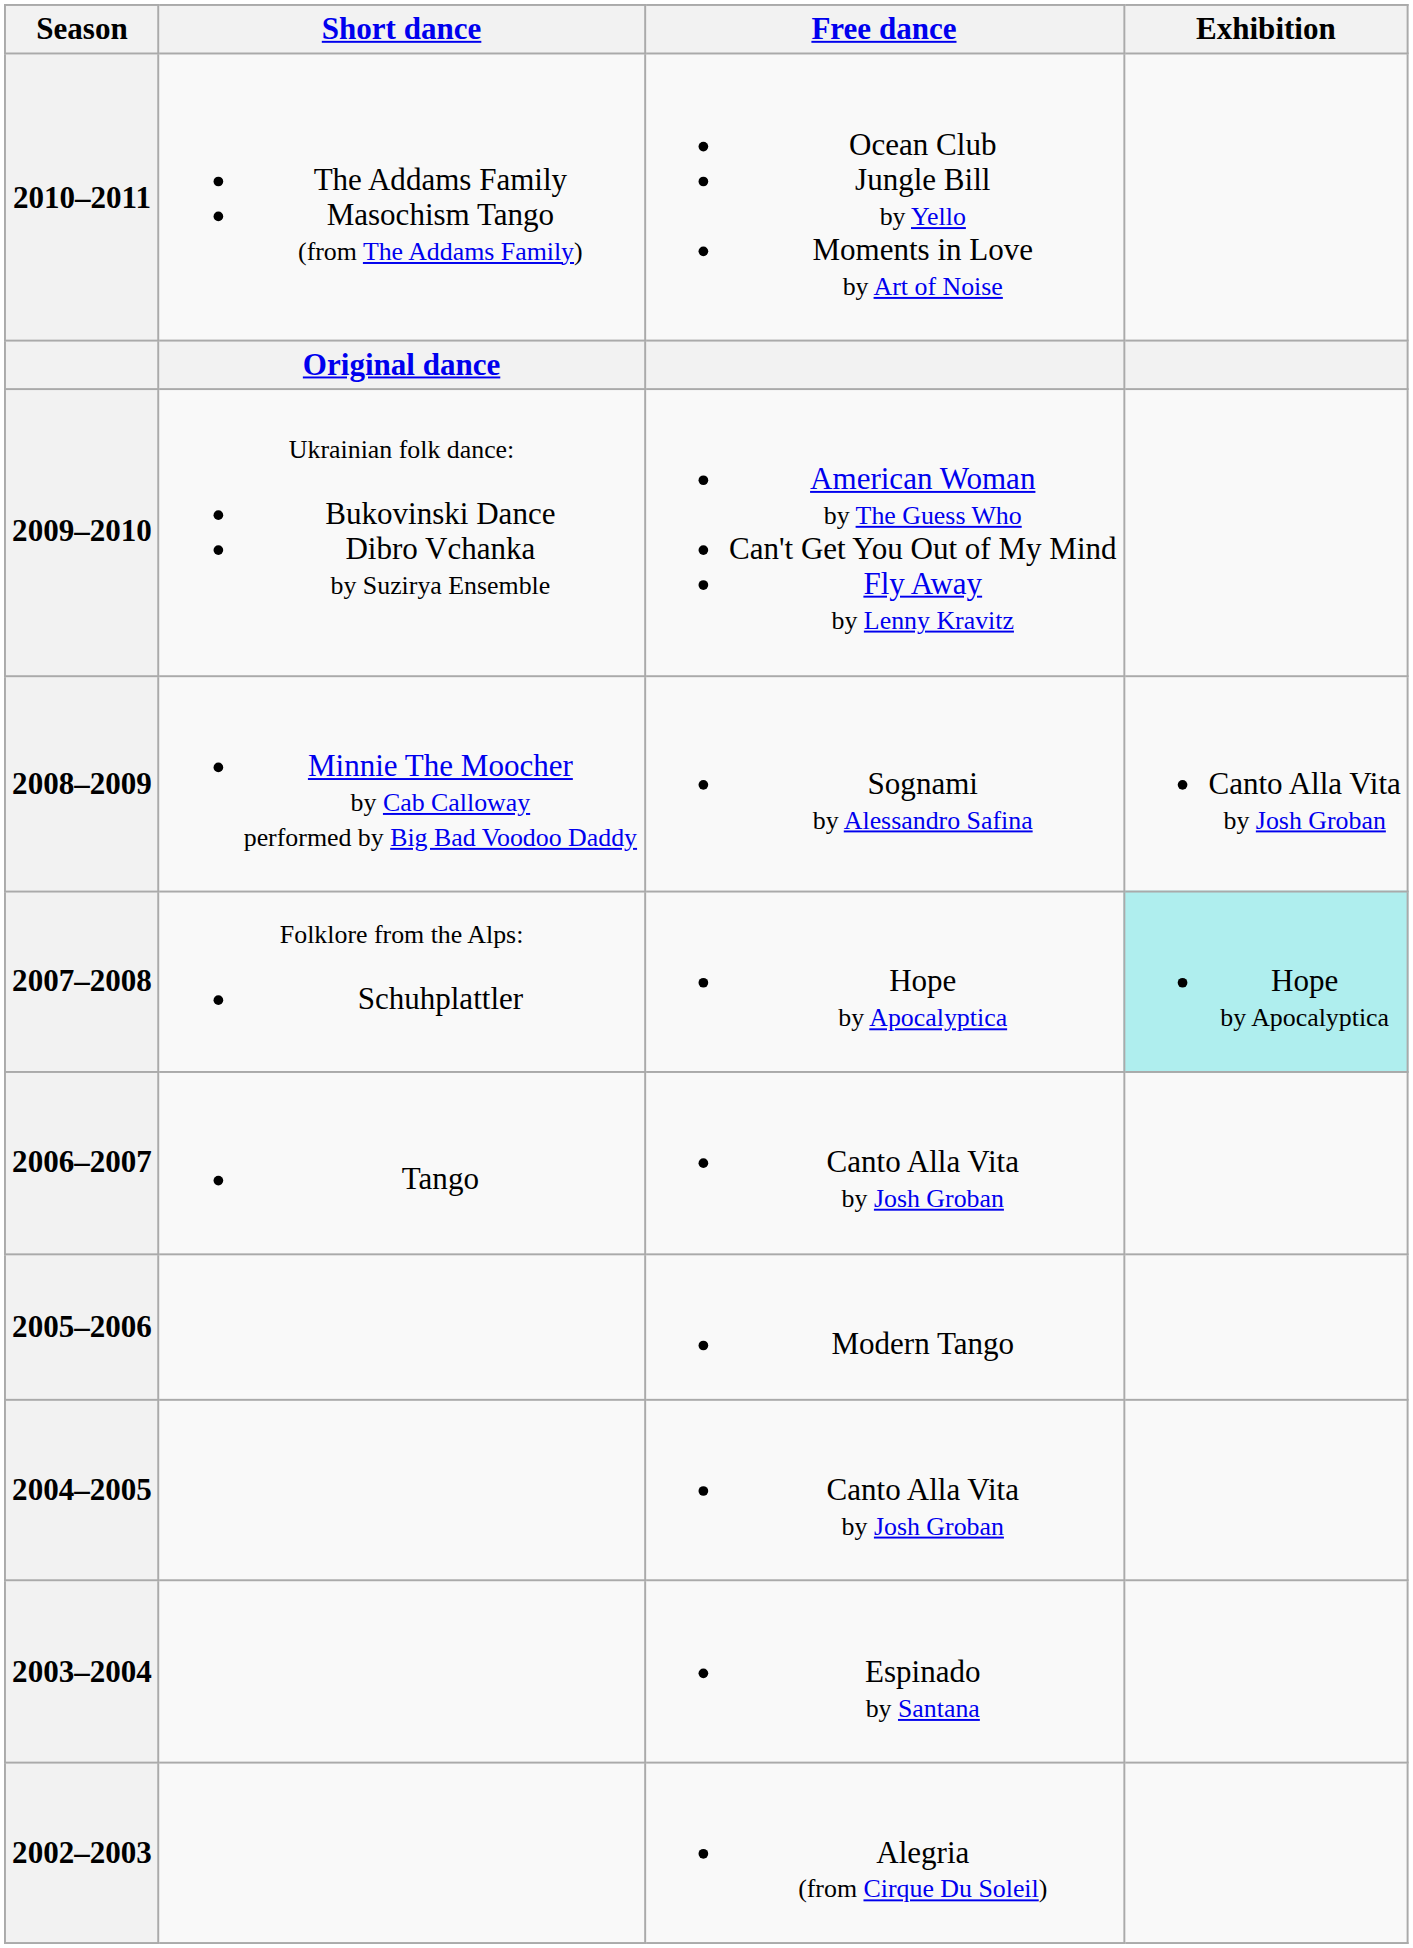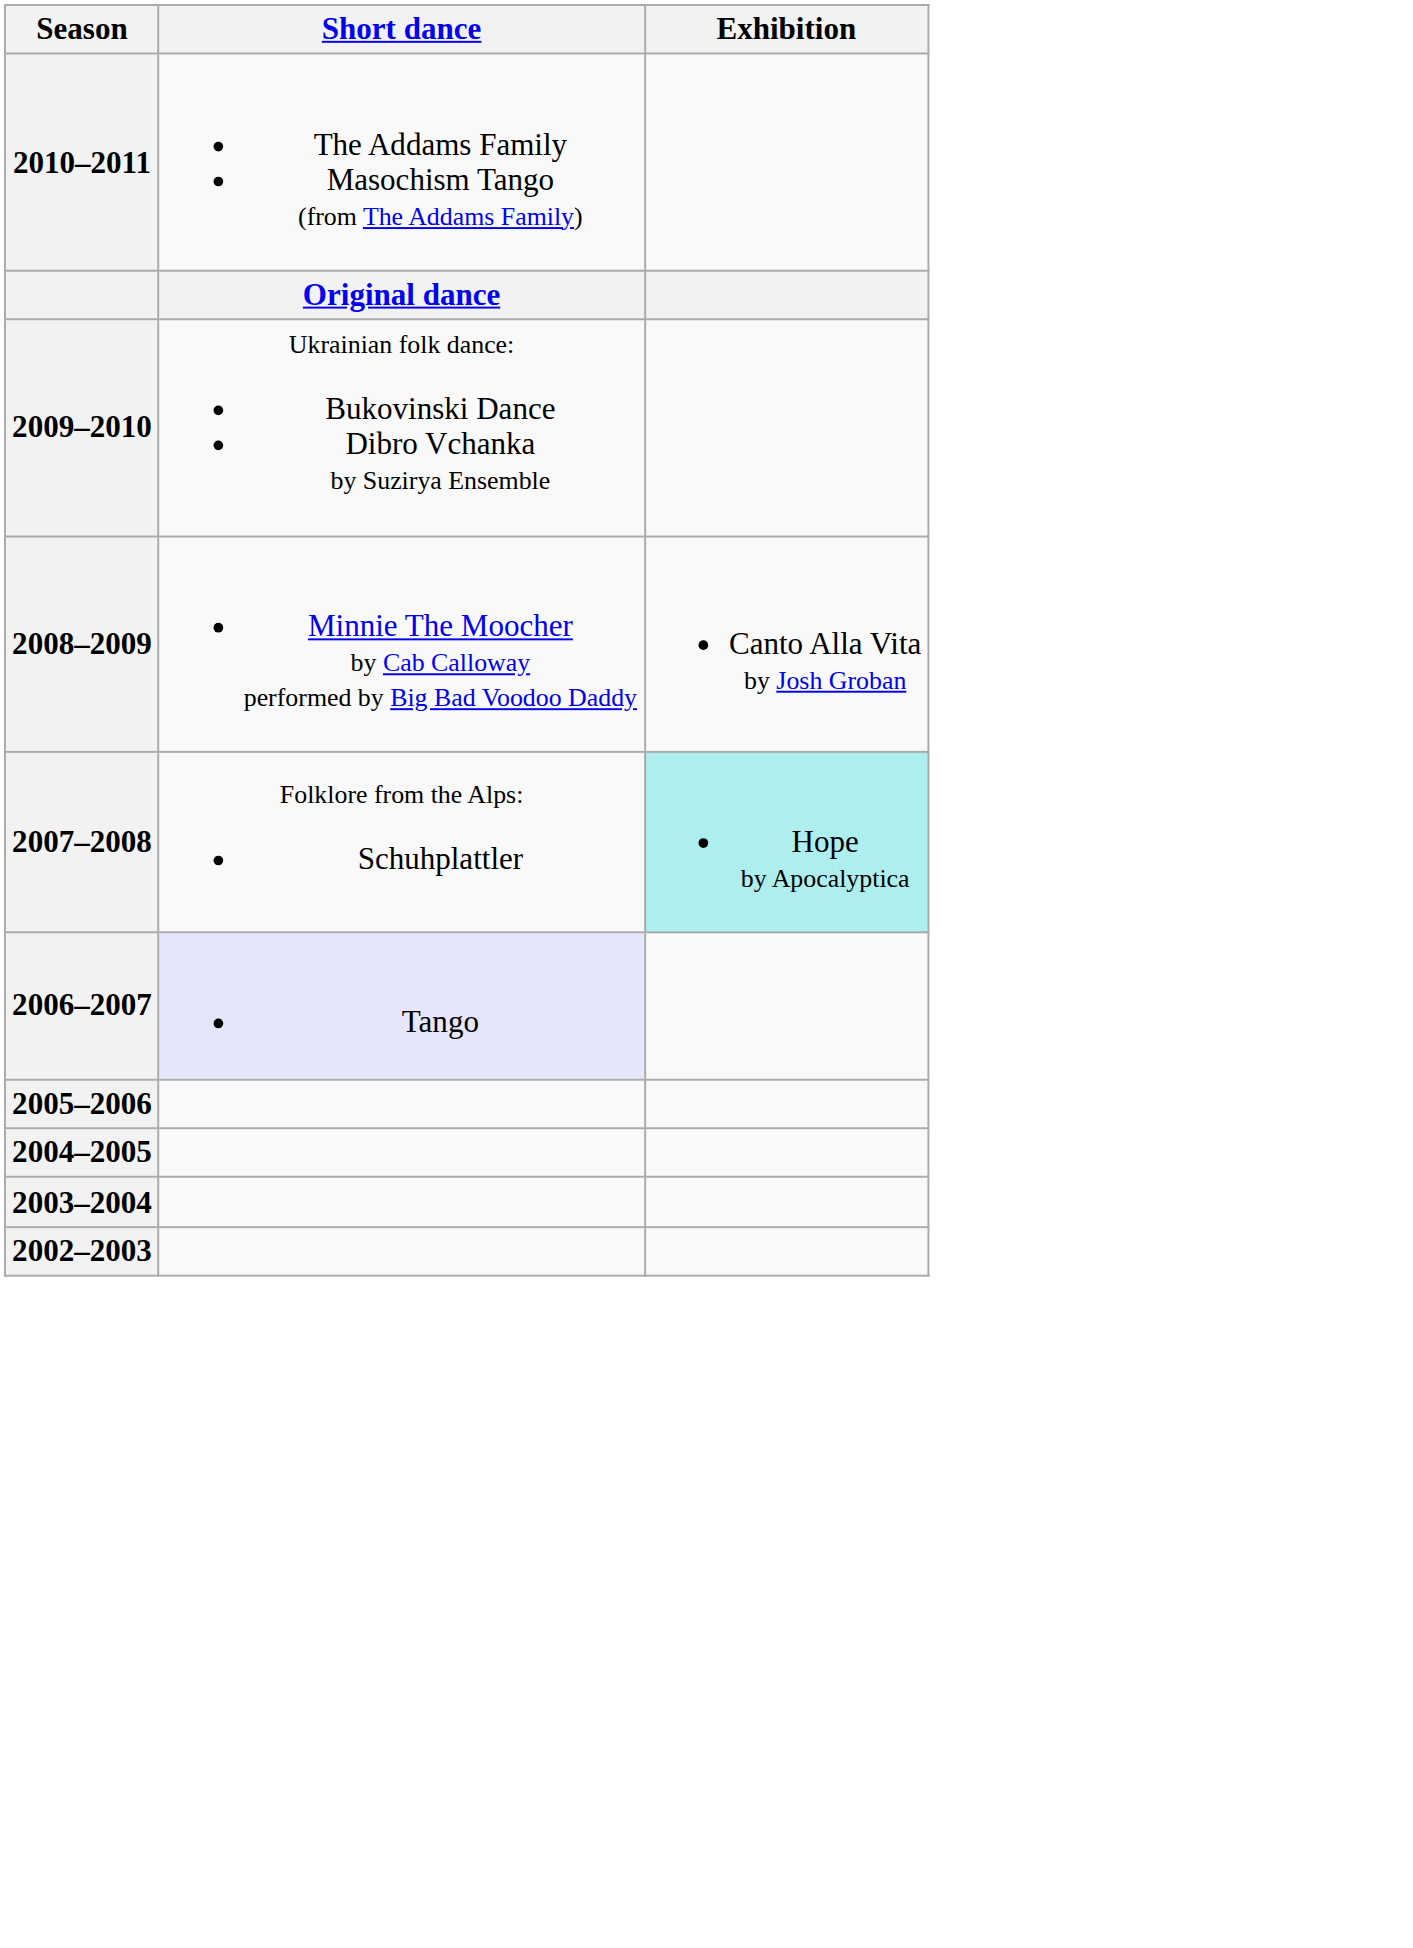- column: (884, 29)
(402, 1180) no background -> (402, 1023) lavender background
